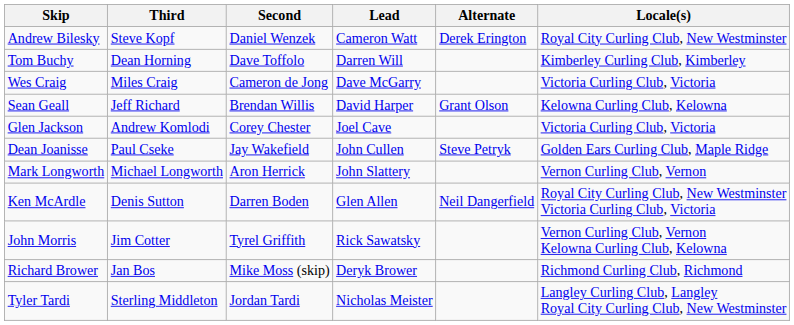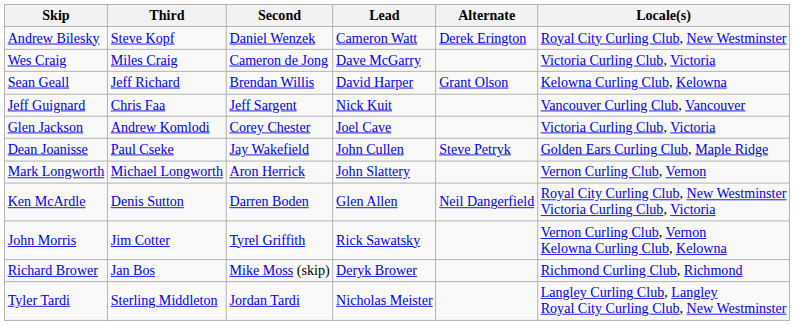- row: (41, 60)
+ row: (46, 104)
